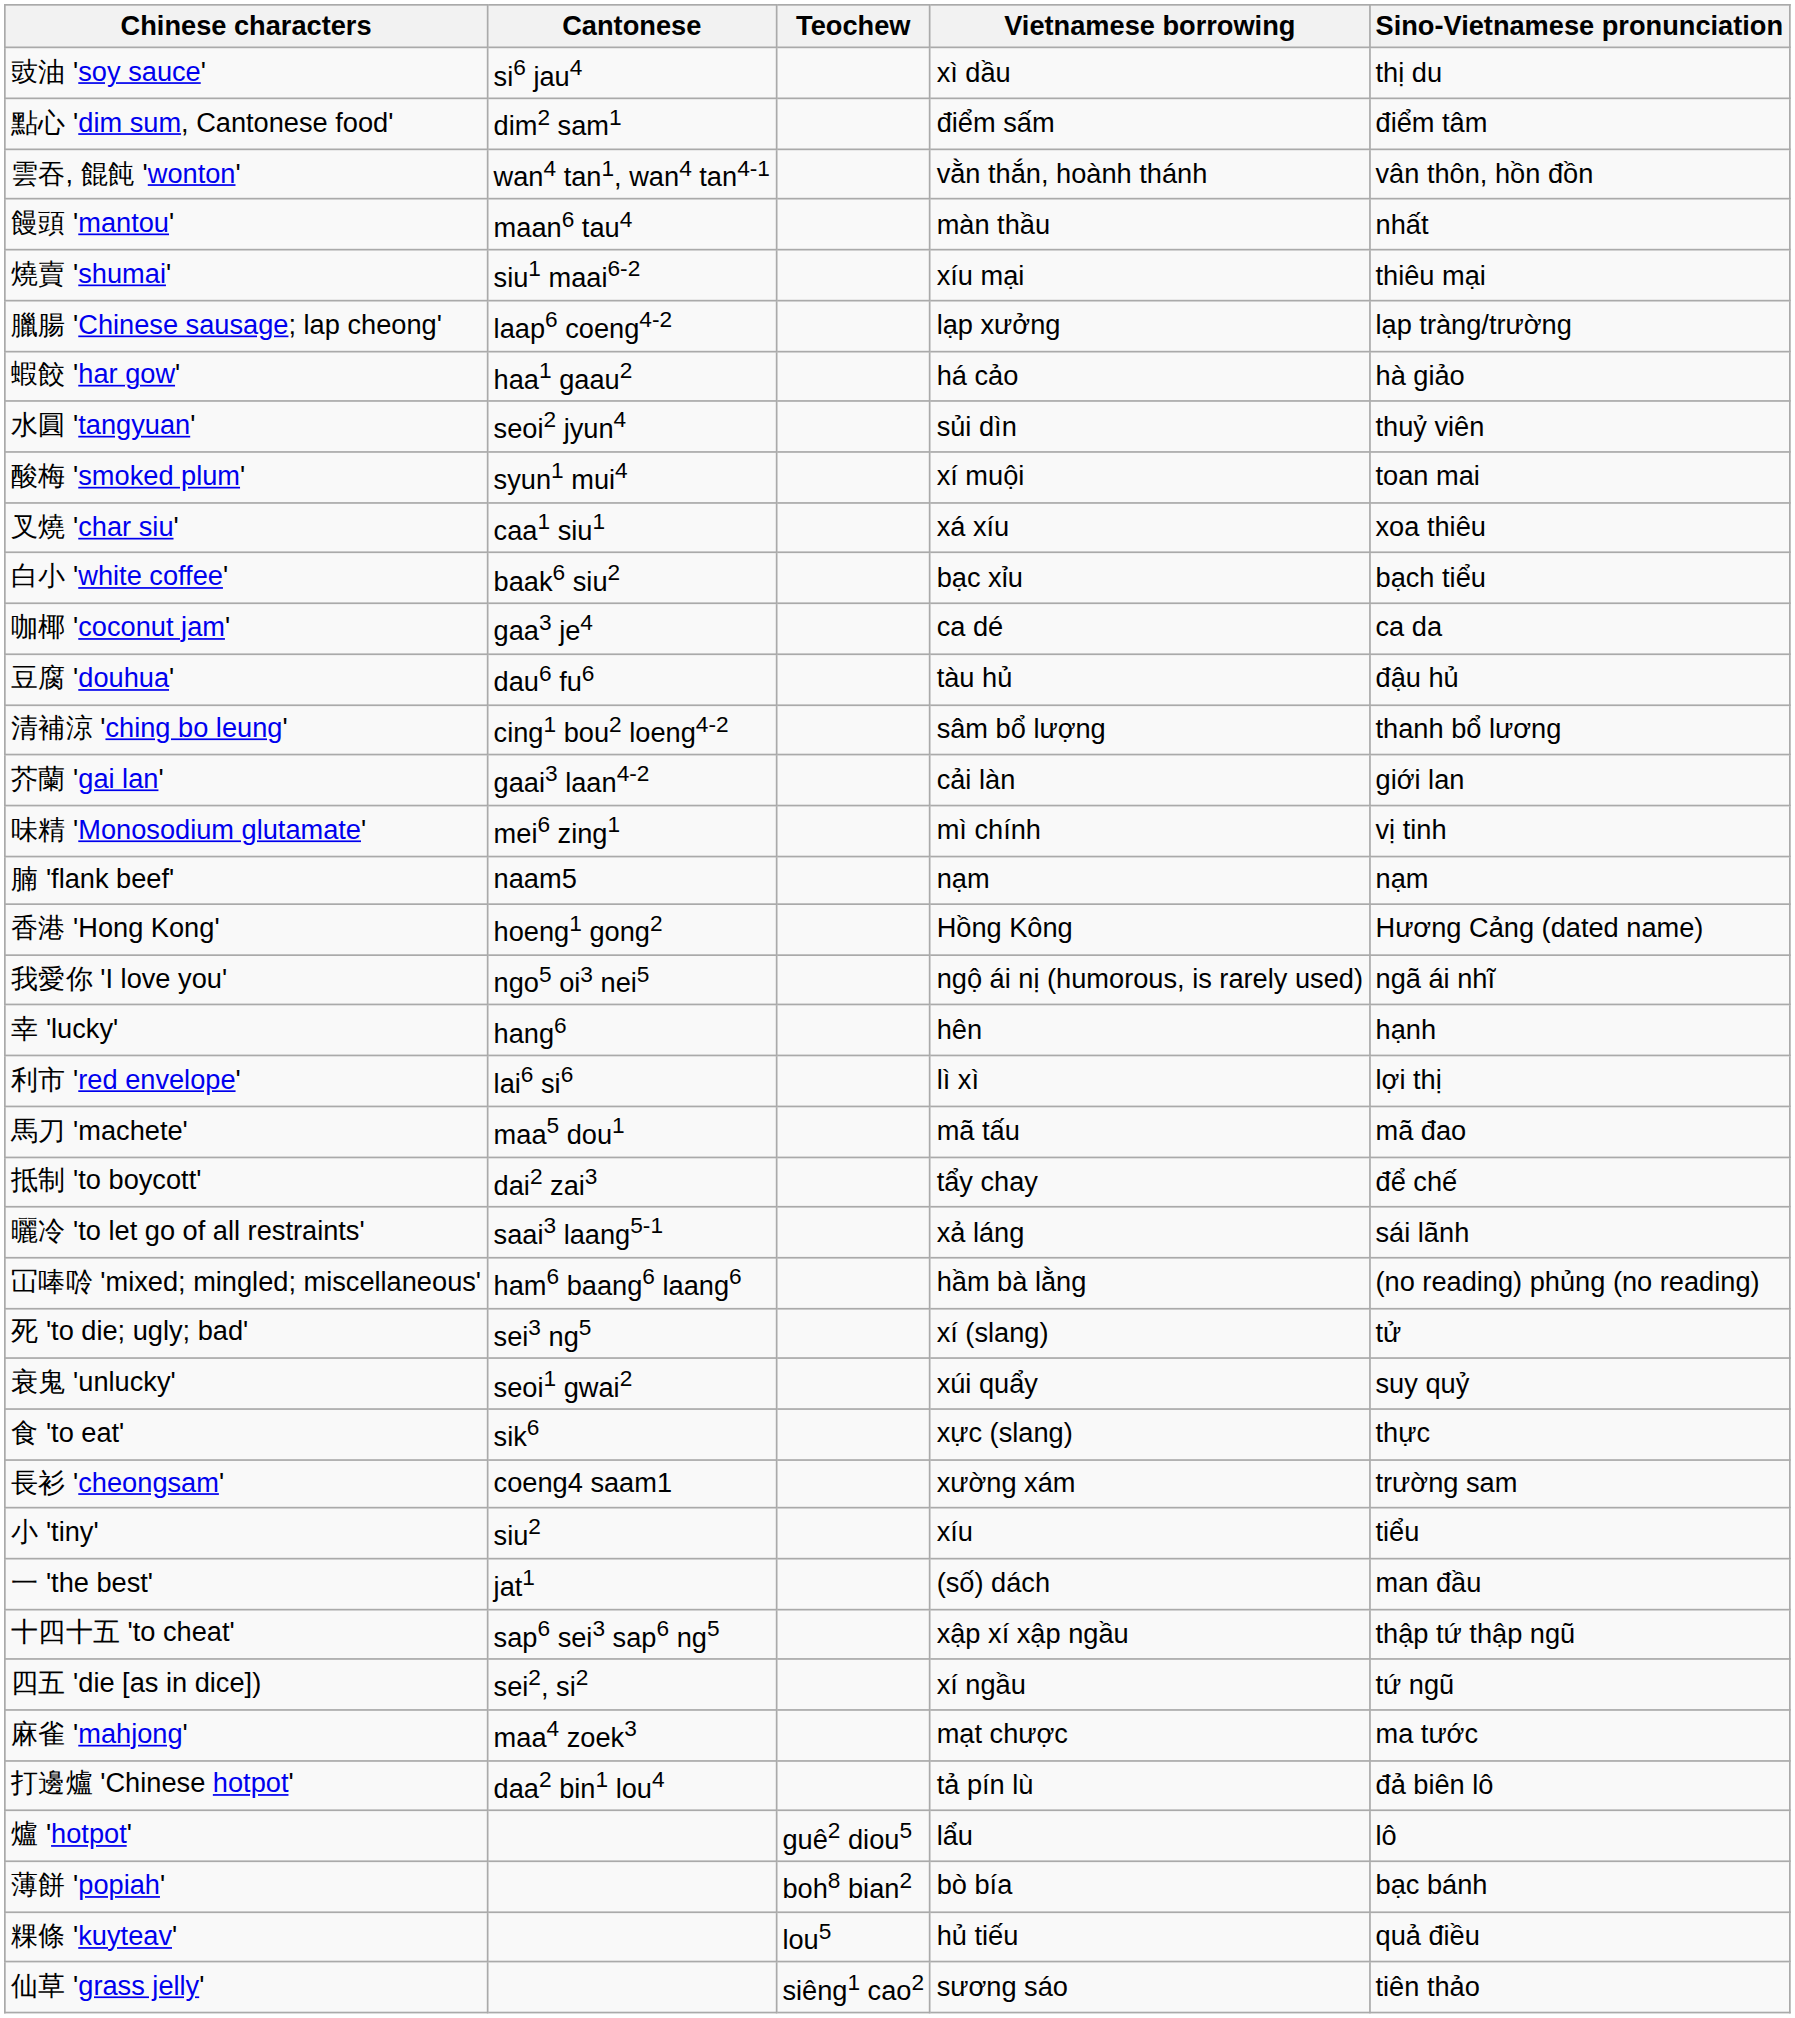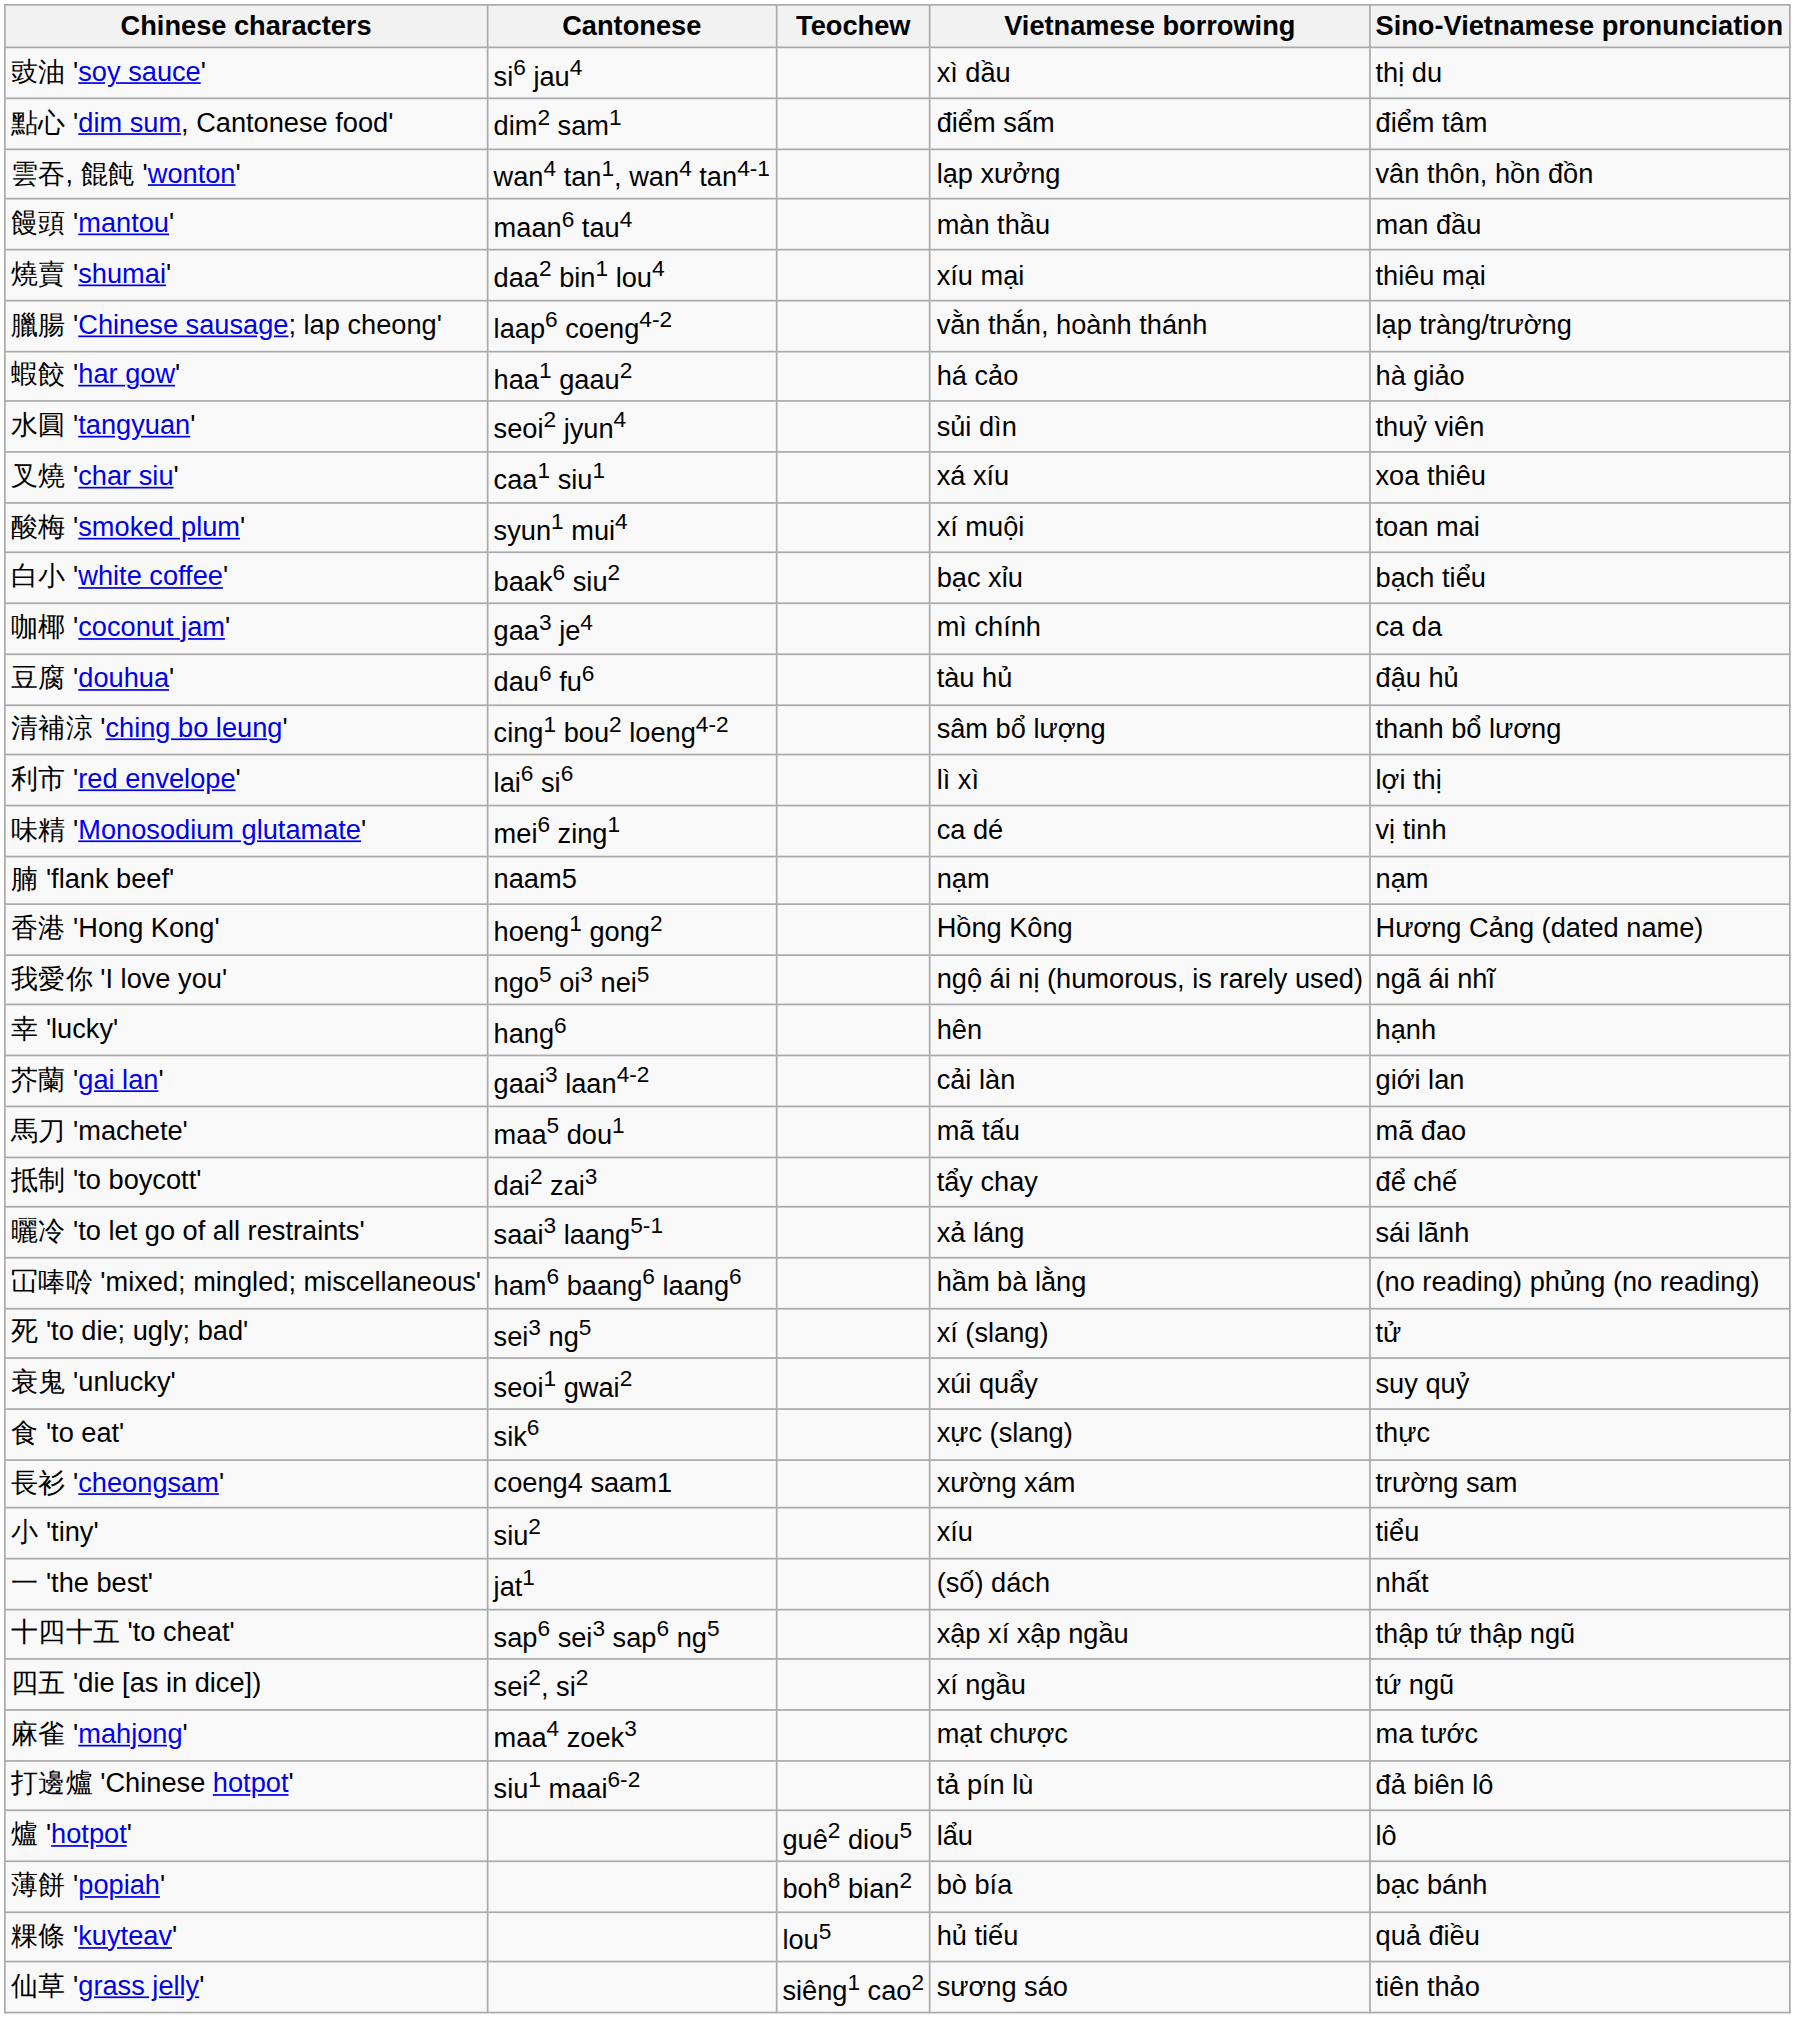(1072, 173) vằn thắn, hoành thánh -> (999, 173) lạp xưởng
(1402, 224) nhất -> (1428, 224) man đầu
(567, 274) siu1 maai6-2 -> (579, 274) daa2 bin1 lou4
(999, 325) lạp xưởng -> (1072, 325) vằn thắn, hoành thánh
rows swapped: (95, 526) <-> (128, 475)
(970, 628) ca dé -> (989, 628) mì chính
rows swapped: (87, 778) <-> (126, 1079)
(989, 830) mì chính -> (970, 830) ca dé
(1428, 1583) man đầu -> (1402, 1583) nhất
(579, 1785) daa2 bin1 lou4 -> (567, 1785) siu1 maai6-2
